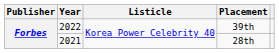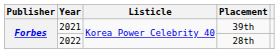(70, 26) 2022 -> (70, 26) 2021
(70, 41) 2021 -> (70, 41) 2022
